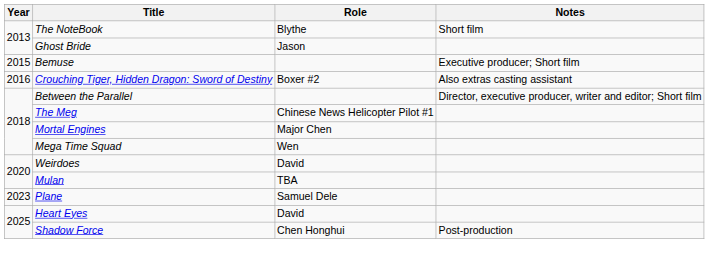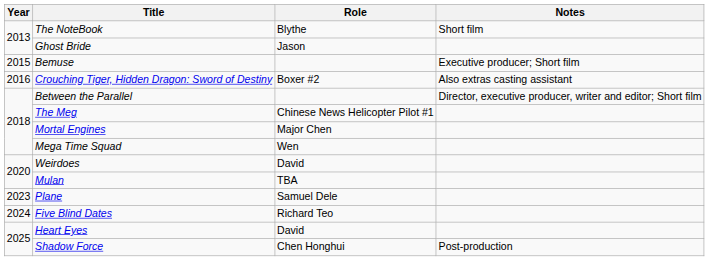+ row: (74, 213)
